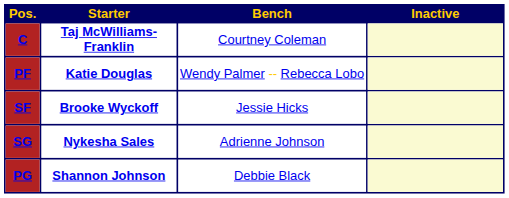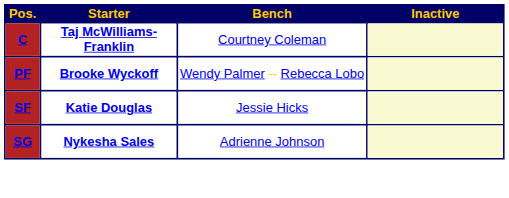(109, 73) Katie Douglas -> (109, 73) Brooke Wyckoff
(109, 107) Brooke Wyckoff -> (109, 107) Katie Douglas
- row: (23, 175)
